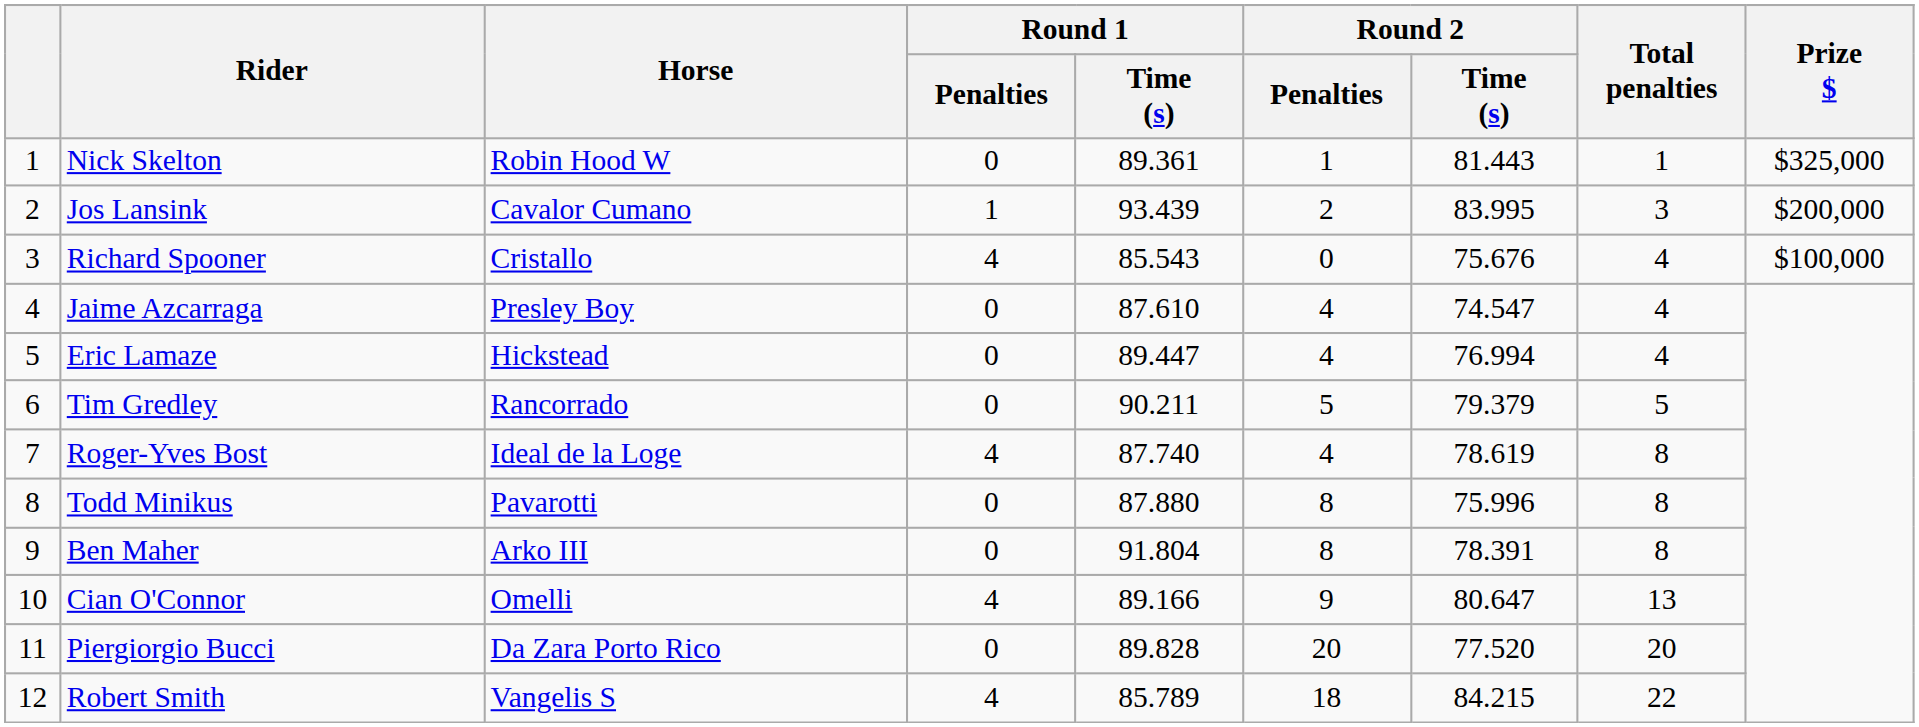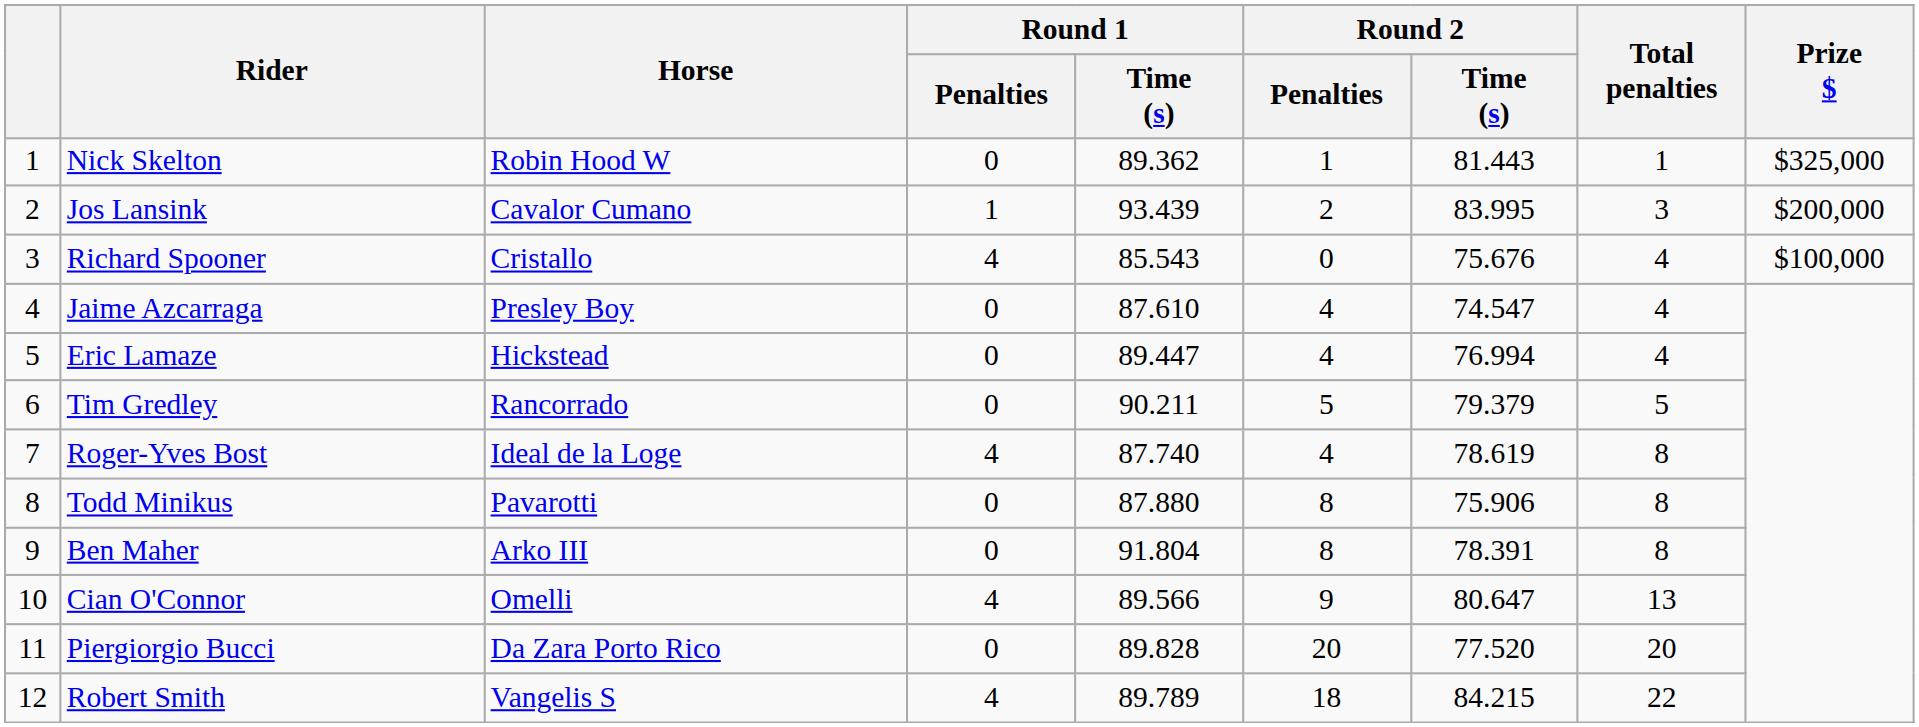(1159, 161) 89.361 -> (1159, 161) 89.362
(1494, 502) 75.996 -> (1494, 502) 75.906
(1159, 599) 89.166 -> (1159, 599) 89.566
(1159, 697) 85.789 -> (1159, 697) 89.789
